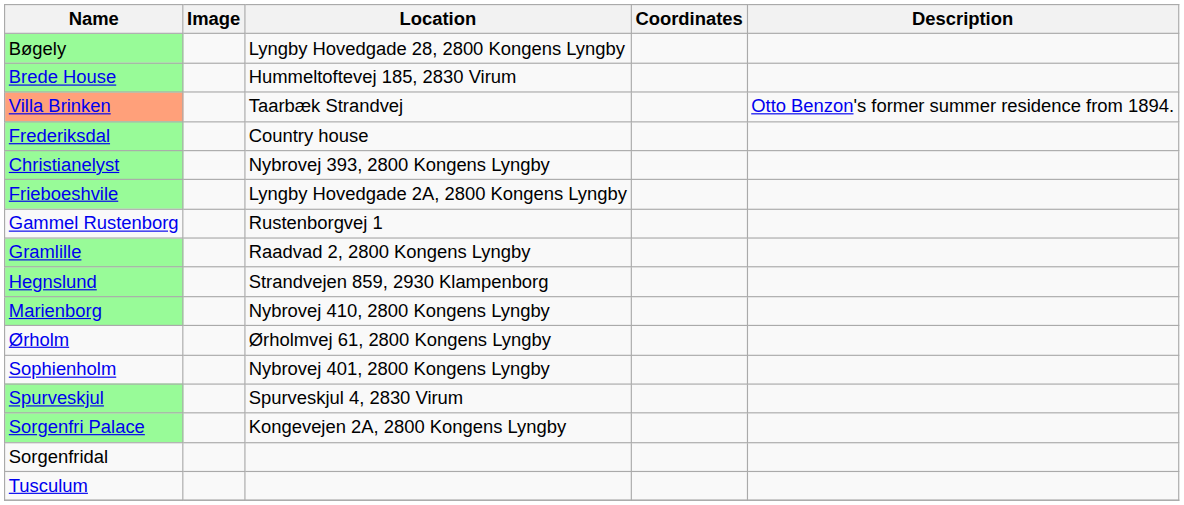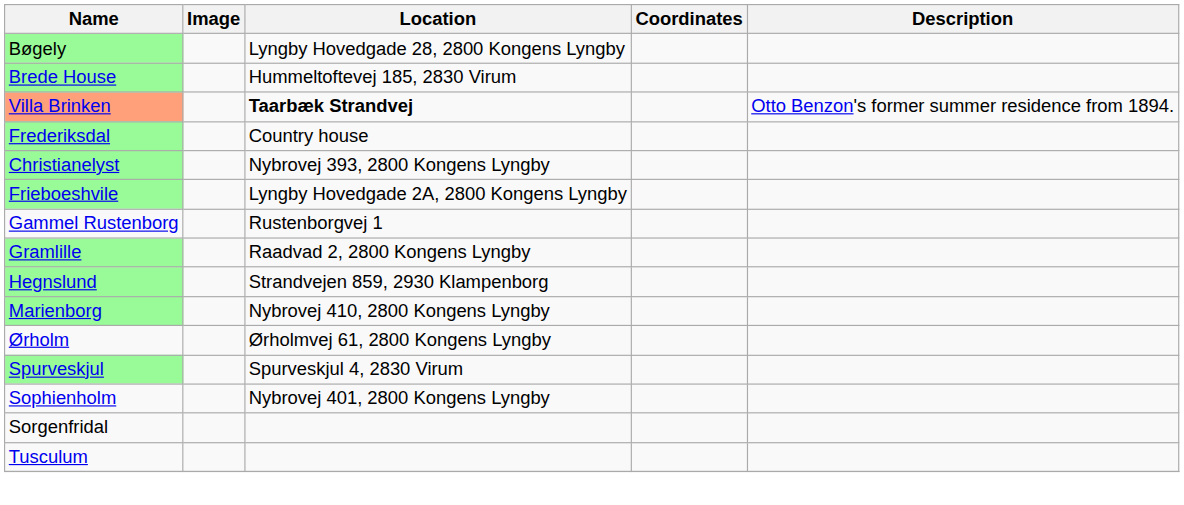(326, 106) normal -> (331, 106) bold
rows swapped: (63, 369) <-> (56, 398)
- row: (77, 427)
